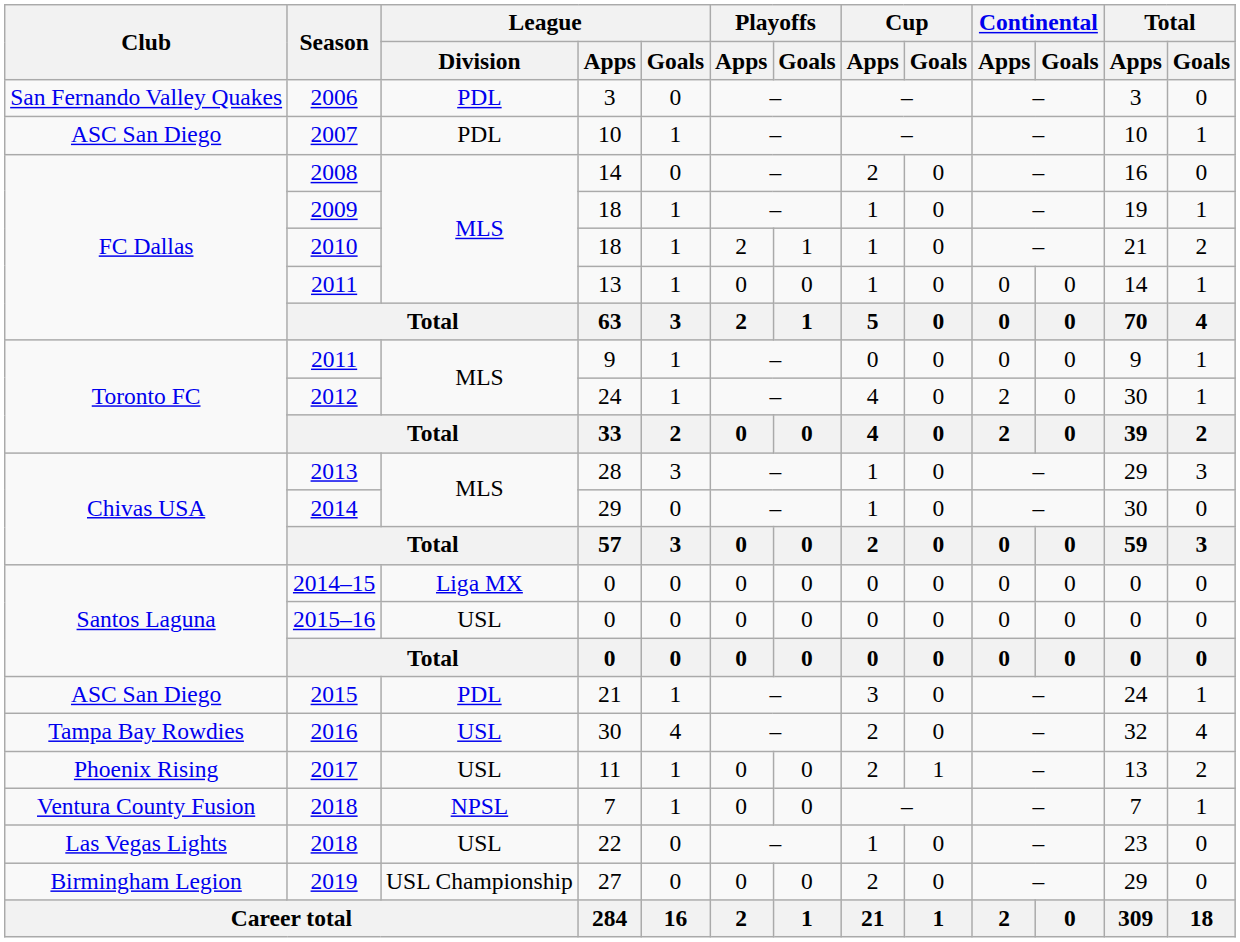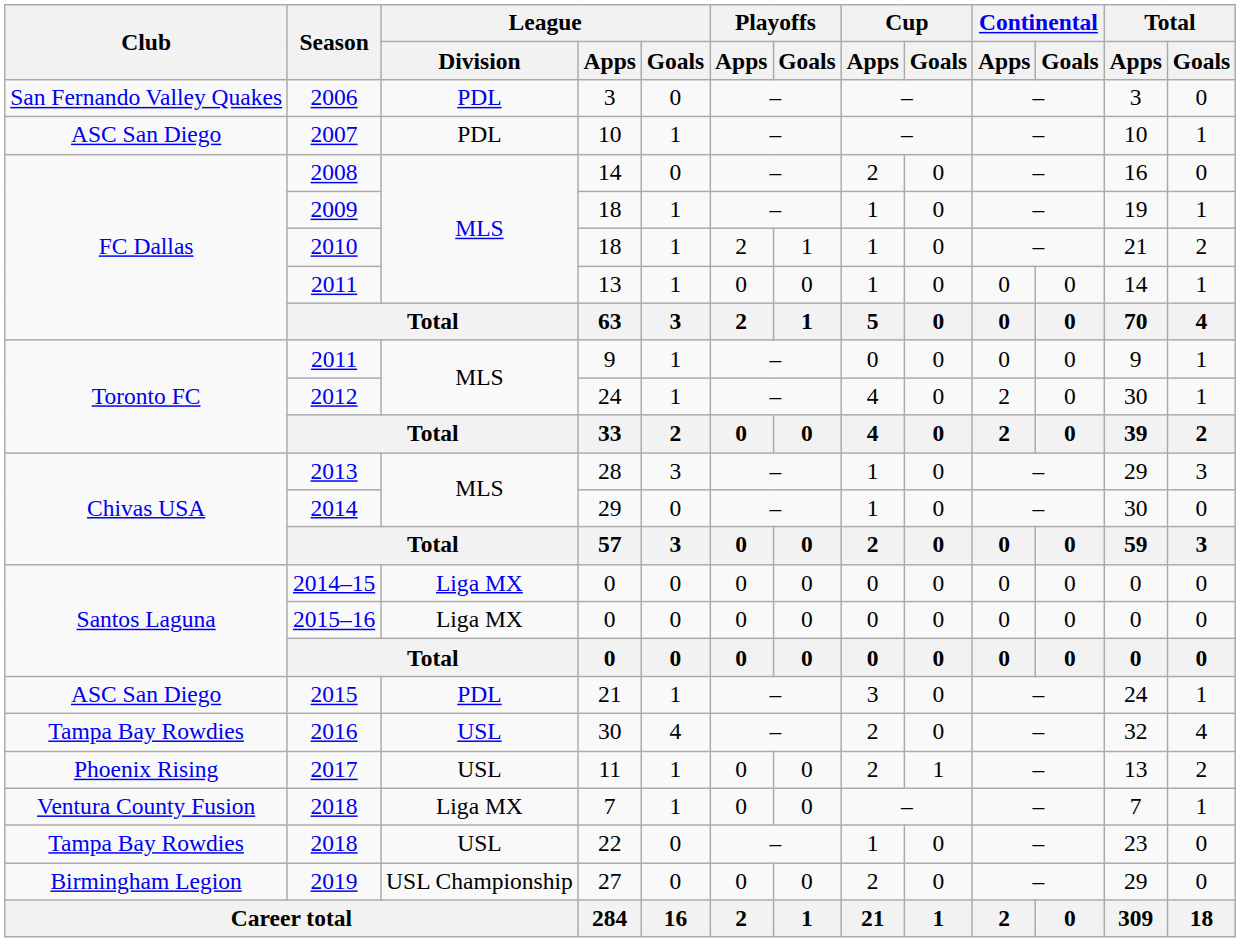(479, 619) USL -> (479, 619) Liga MX
(479, 806) NPSL -> (479, 806) Liga MX
(146, 843) Las Vegas Lights -> (146, 843) Tampa Bay Rowdies
